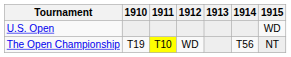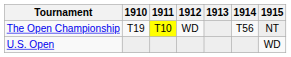rows swapped: (63, 45) <-> (30, 29)
